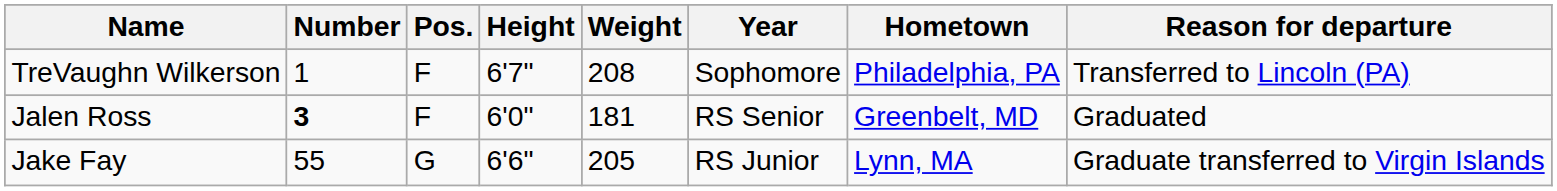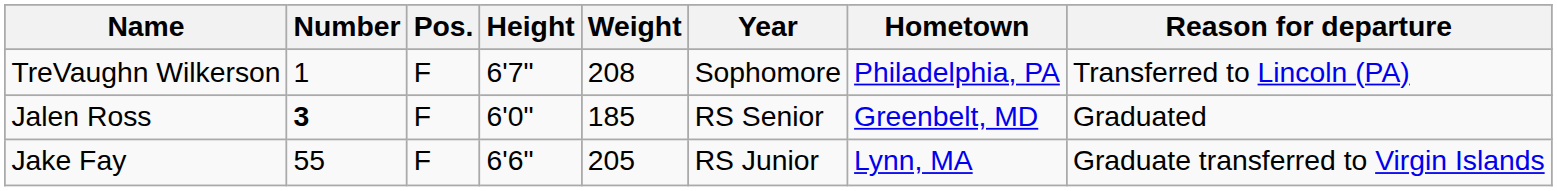(611, 116) 181 -> (611, 116) 185
(425, 161) G -> (422, 161) F
